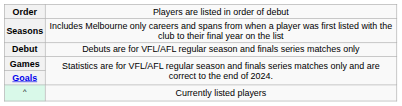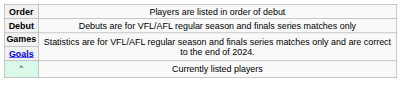- row: (25, 31)
